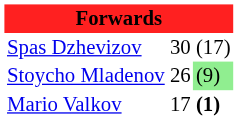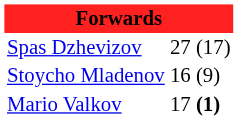(180, 47) 30 -> (180, 47) 27
(180, 75) 26 -> (180, 75) 16
(208, 75) lightgreen background -> (208, 75) no background
